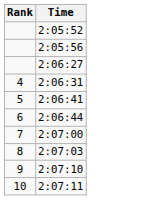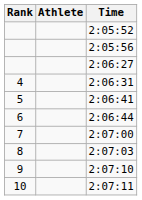+ column: (61, 13)
